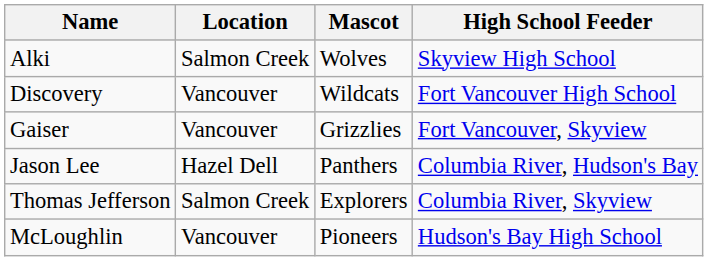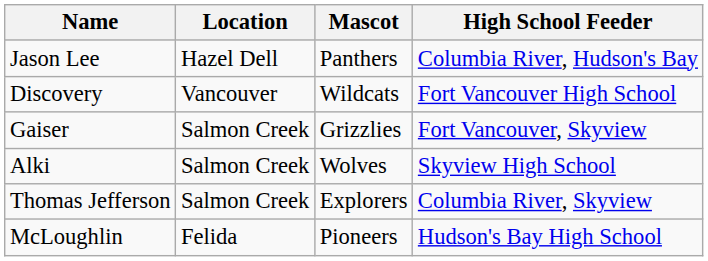rows swapped: (30, 58) <-> (55, 165)
(229, 129) Vancouver -> (245, 129) Salmon Creek
(229, 237) Vancouver -> (209, 237) Felida
